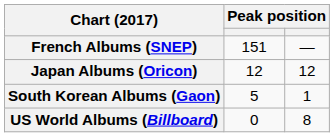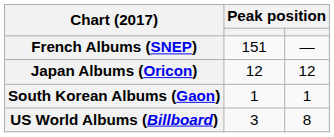(254, 95) 5 -> (254, 95) 1
(254, 119) 0 -> (254, 119) 3
